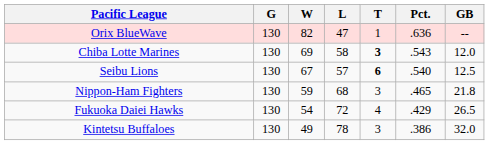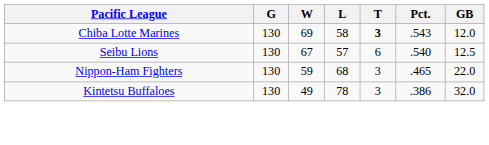- row: (129, 33)
(378, 71) bold -> (378, 52) normal
(465, 91) 21.8 -> (465, 71) 22.0
- row: (129, 110)
